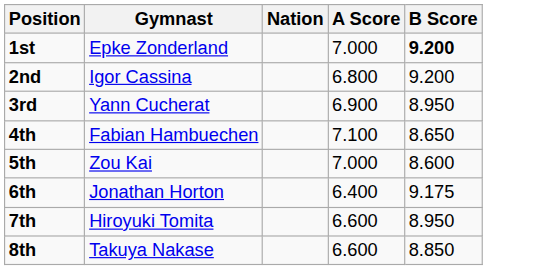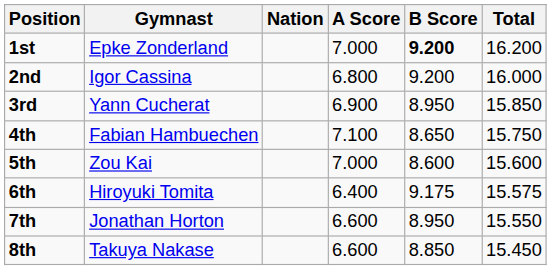+ column: (514, 18)
(157, 192) Jonathan Horton -> (151, 192) Hiroyuki Tomita
(151, 221) Hiroyuki Tomita -> (157, 221) Jonathan Horton
